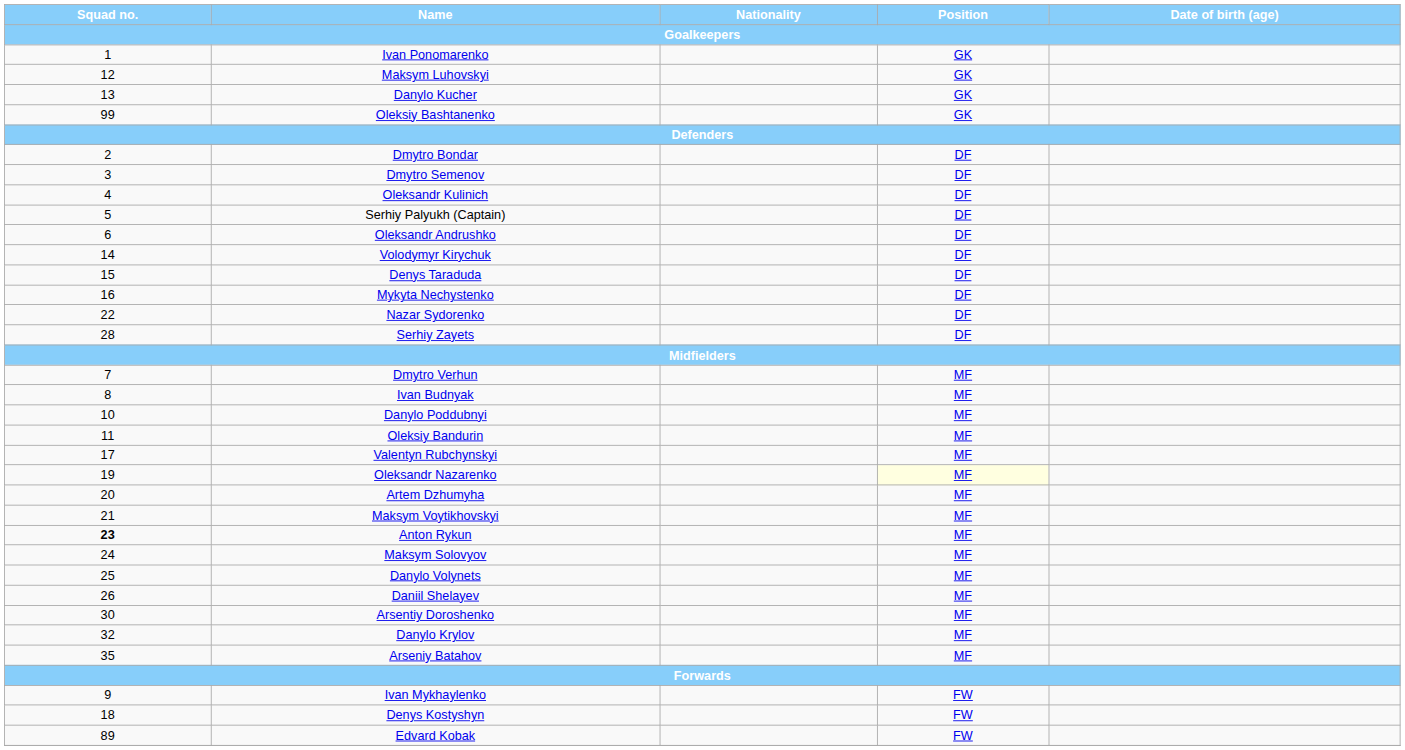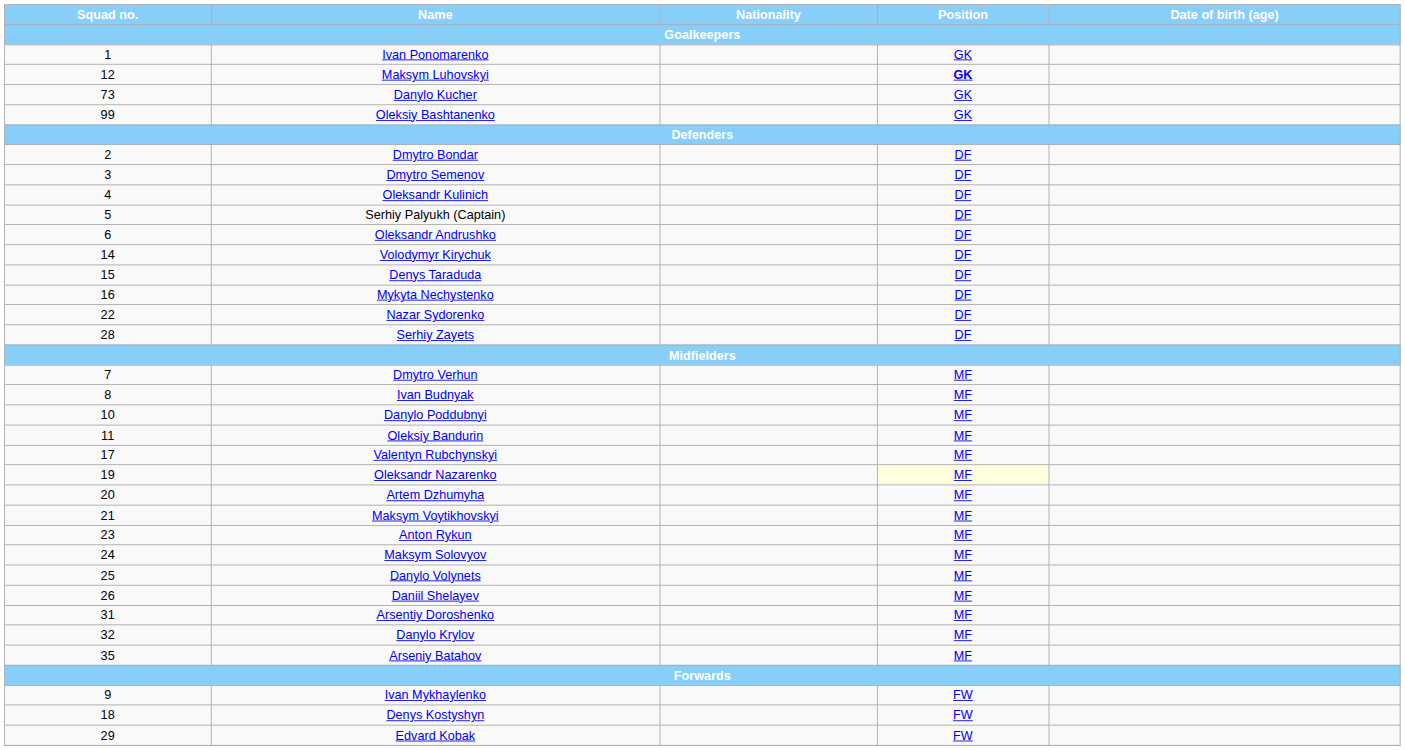(963, 75) normal -> (963, 75) bold
(108, 95) 13 -> (108, 95) 73
(108, 535) bold -> (108, 535) normal
(108, 615) 30 -> (108, 615) 31
(108, 736) 89 -> (108, 736) 29
